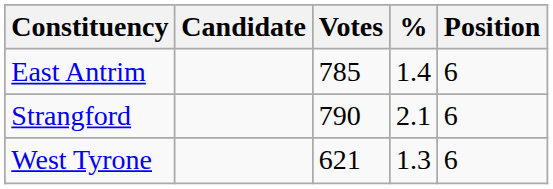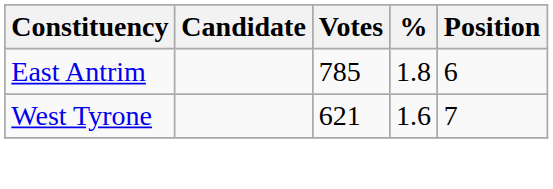(413, 71) 1.4 -> (413, 71) 1.8
- row: (71, 115)
(413, 159) 1.3 -> (413, 115) 1.6
(451, 159) 6 -> (451, 115) 7
